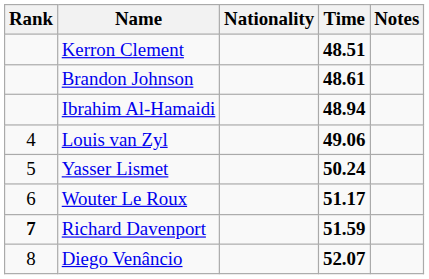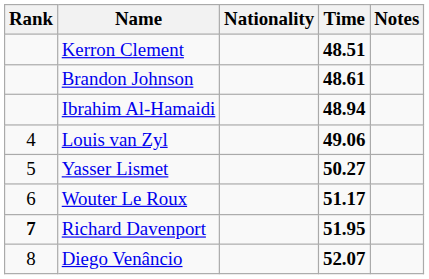(344, 169) 50.24 -> (344, 169) 50.27
(344, 229) 51.59 -> (344, 229) 51.95
